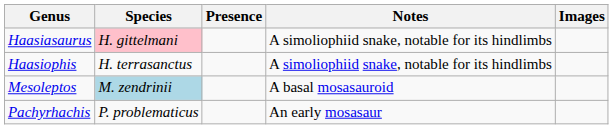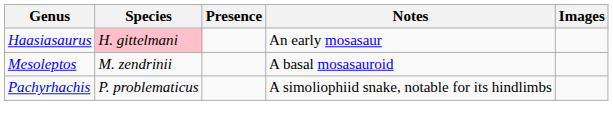(411, 40) A simoliophiid snake, notable for its hindlimbs -> (325, 40) An early mosasaur
- row: (42, 64)
(135, 87) lightblue background -> (135, 64) no background
(325, 111) An early mosasaur -> (411, 87) A simoliophiid snake, notable for its hindlimbs
